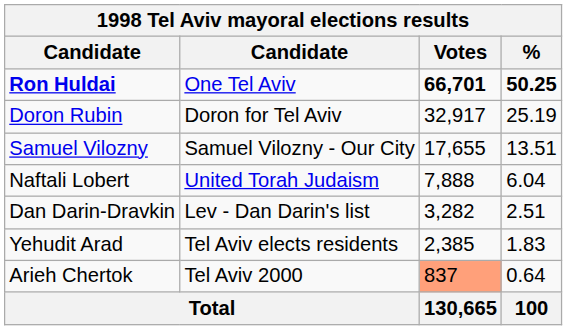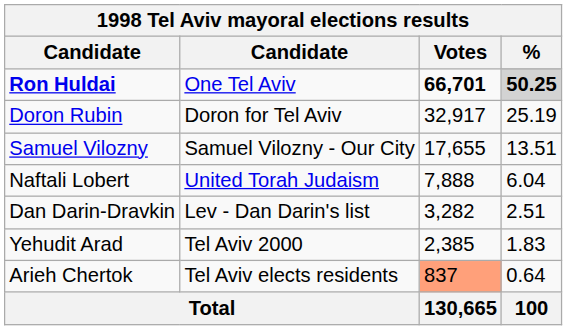(531, 84) no background -> (531, 84) lightgrey background
(291, 244) Tel Aviv elects residents -> (244, 244) Tel Aviv 2000
(244, 276) Tel Aviv 2000 -> (291, 276) Tel Aviv elects residents
